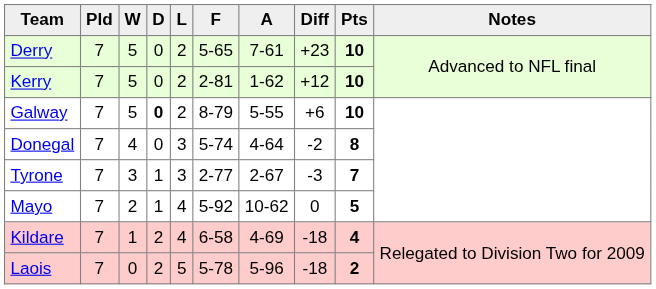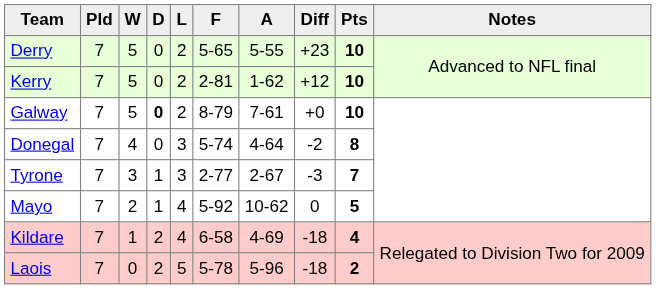(267, 51) 7-61 -> (267, 51) 5-55
(267, 113) 5-55 -> (267, 113) 7-61
(315, 113) +6 -> (315, 113) +0
